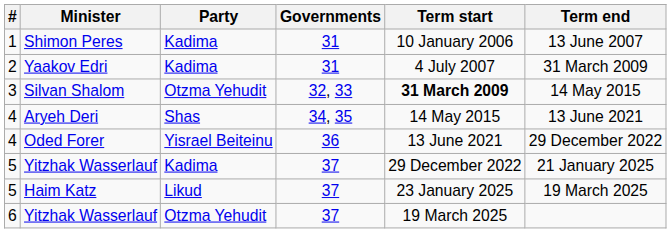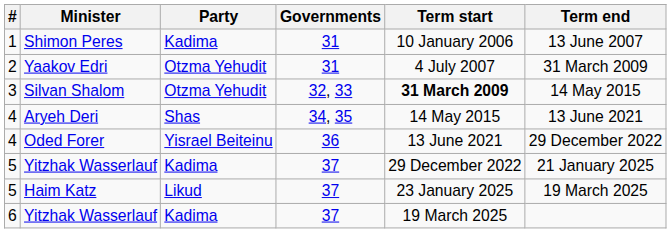(191, 66) Kadima -> (215, 66) Otzma Yehudit
(215, 215) Otzma Yehudit -> (191, 215) Kadima
